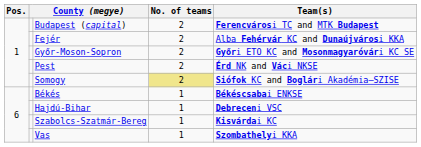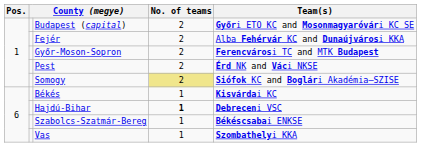(297, 25) Ferencvárosi TC and MTK Budapest -> (315, 25) Győri ETO KC and Mosonmagyaróvári KC SE
(315, 53) Győri ETO KC and Mosonmagyaróvári KC SE -> (297, 53) Ferencvárosi TC and MTK Budapest
(259, 94) Békéscsabai ENKSE -> (246, 94) Kisvárdai KC
(181, 108) normal -> (181, 108) bold
(246, 121) Kisvárdai KC -> (259, 121) Békéscsabai ENKSE
